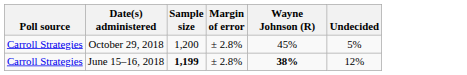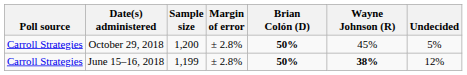+ column: (287, 20)
(186, 62) bold -> (186, 62) normal
